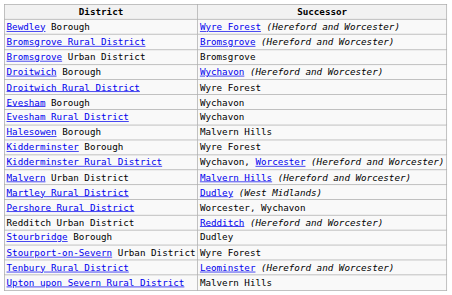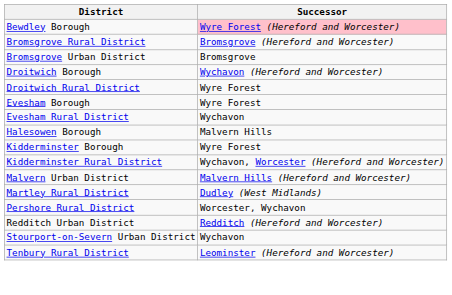(300, 27) no background -> (300, 27) pink background
(222, 102) Wychavon -> (230, 102) Wyre Forest
- row: (59, 238)
(230, 253) Wyre Forest -> (222, 238) Wychavon
- row: (95, 283)
